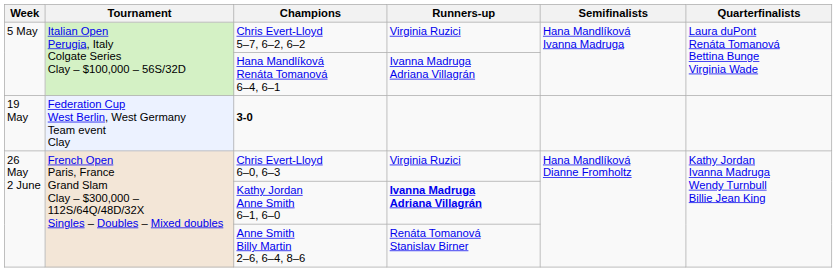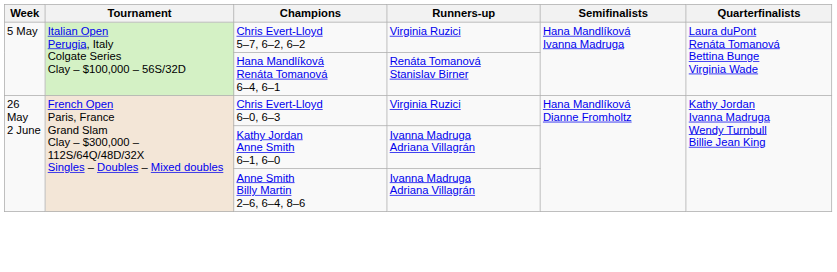(432, 68) Ivanna Madruga Adriana Villagrán -> (435, 68) Renáta Tomanová Stanislav Birner
- row: (245, 117)
(436, 197) bold -> (432, 141) normal
(435, 240) Renáta Tomanová Stanislav Birner -> (432, 184) Ivanna Madruga Adriana Villagrán
